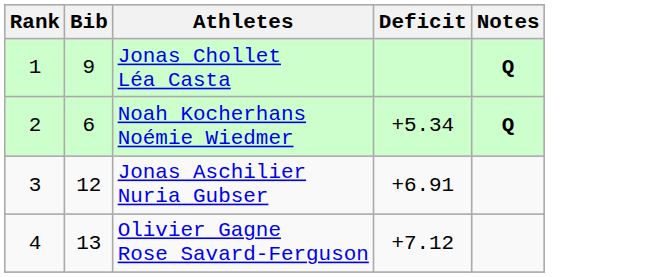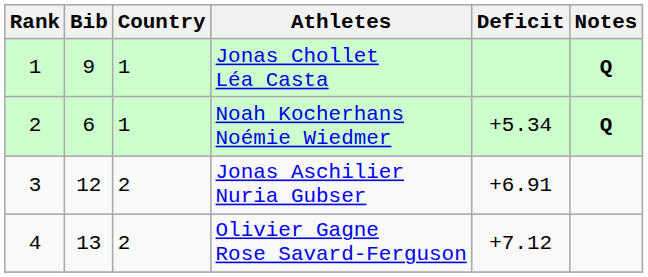+ column: (162, 22)
